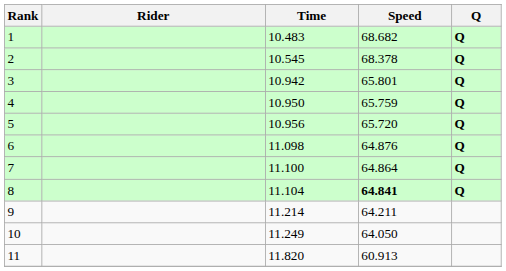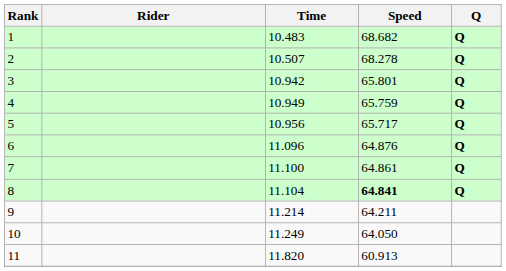(286, 59) 10.545 -> (286, 59) 10.507
(379, 59) 68.378 -> (379, 59) 68.278
(286, 102) 10.950 -> (286, 102) 10.949
(379, 124) 65.720 -> (379, 124) 65.717
(286, 146) 11.098 -> (286, 146) 11.096
(379, 168) 64.864 -> (379, 168) 64.861
